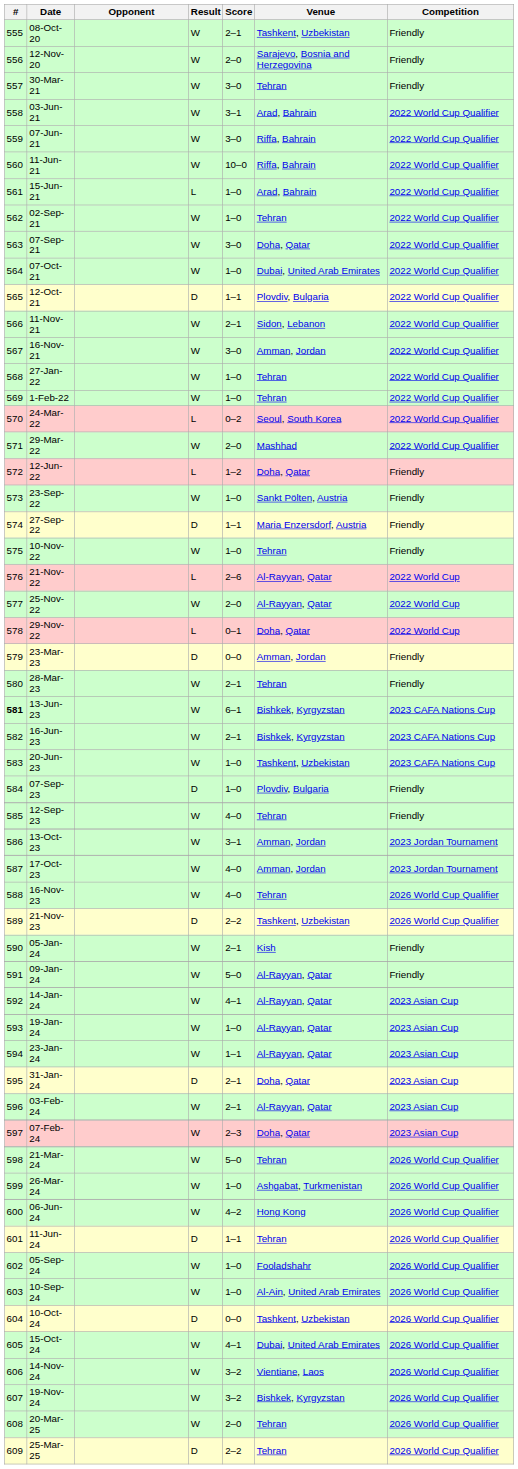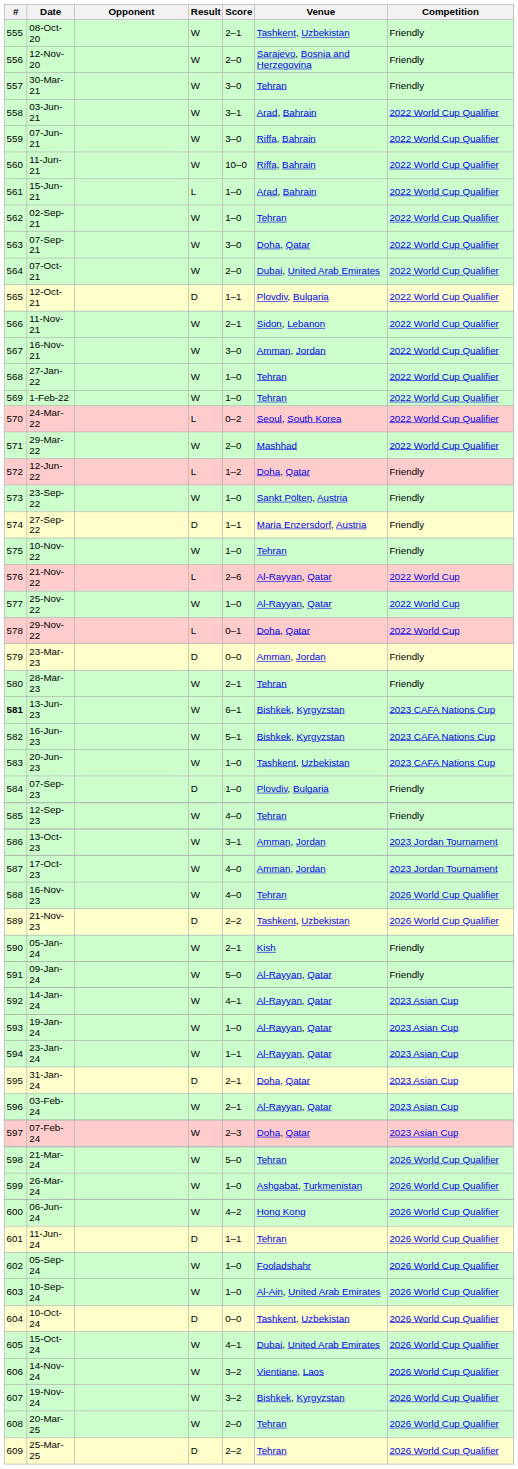(233, 271) 1–0 -> (233, 271) 2–0
(233, 604) 2–0 -> (233, 604) 1–0
(233, 736) 2–1 -> (233, 736) 5–1
